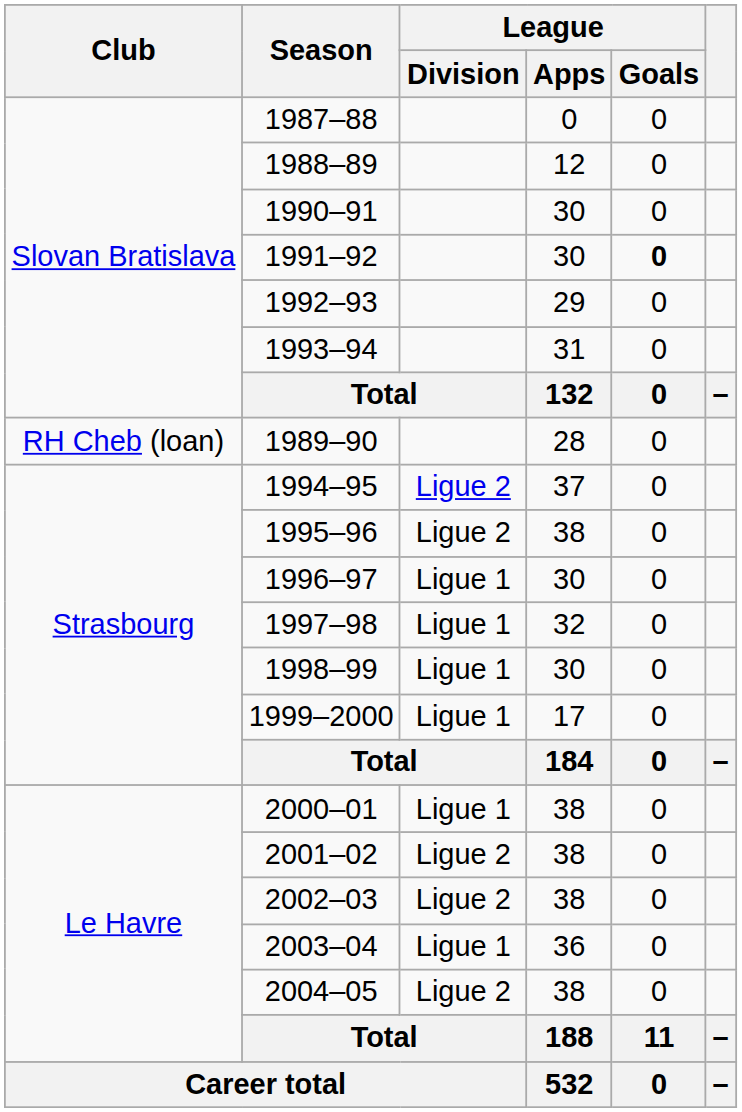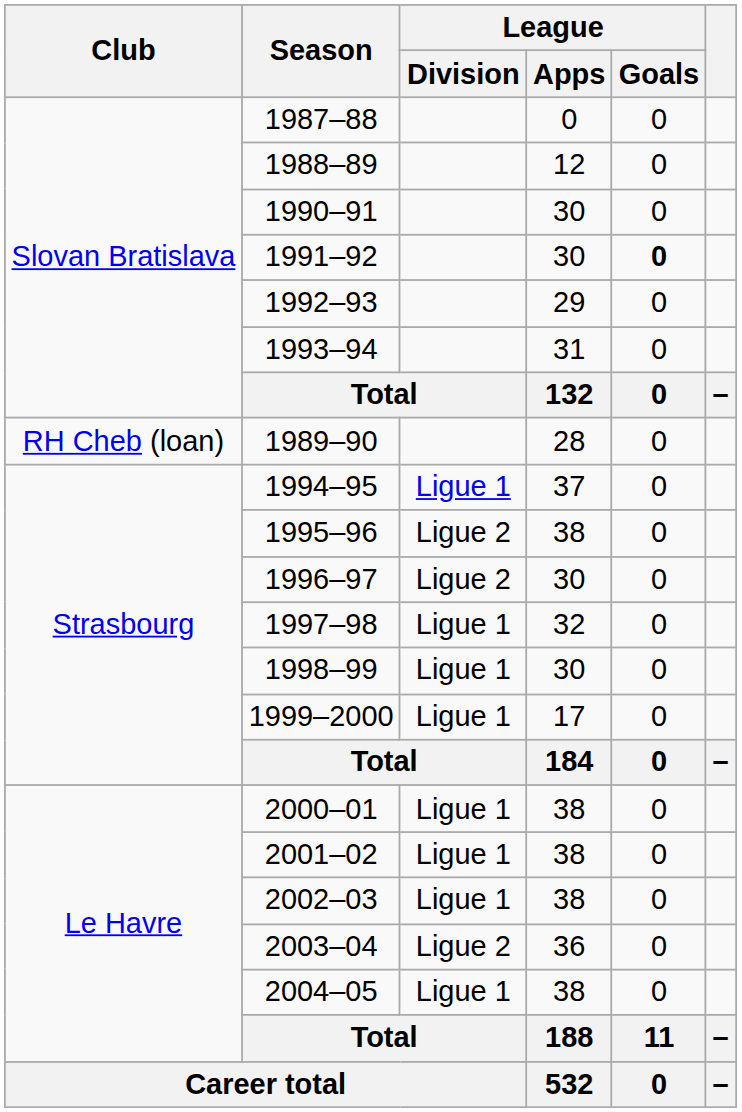(463, 486) Ligue 2 -> (463, 486) Ligue 1
(463, 578) Ligue 1 -> (463, 578) Ligue 2
(463, 854) Ligue 2 -> (463, 854) Ligue 1
(463, 900) Ligue 2 -> (463, 900) Ligue 1
(463, 946) Ligue 1 -> (463, 946) Ligue 2
(463, 991) Ligue 2 -> (463, 991) Ligue 1
